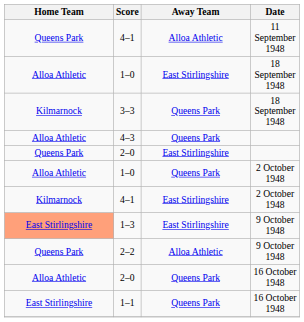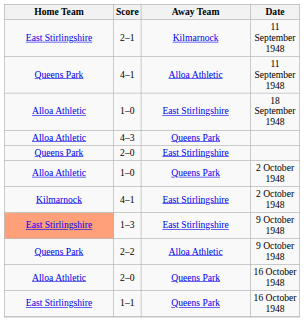+ row: (127, 38)
- row: (127, 111)
